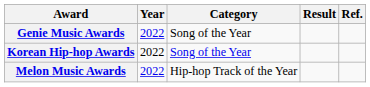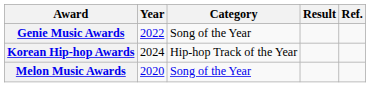(152, 52) 2022 -> (152, 52) 2024
(211, 52) Song of the Year -> (234, 52) Hip-hop Track of the Year
(152, 71) 2022 -> (152, 71) 2020
(234, 71) Hip-hop Track of the Year -> (211, 71) Song of the Year
